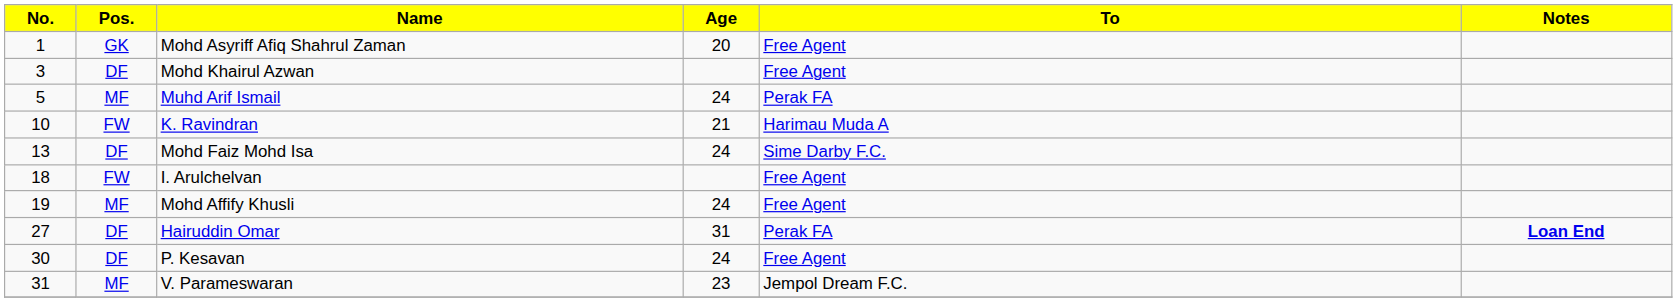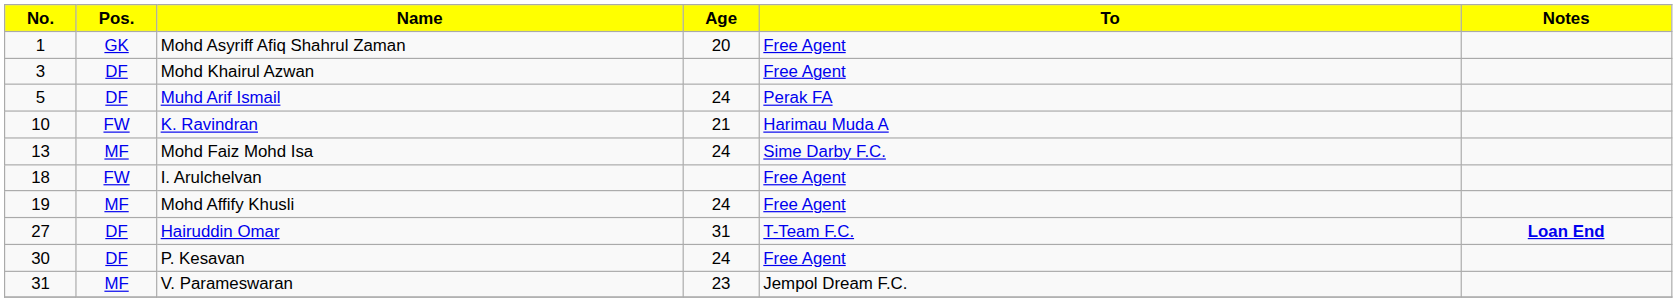(117, 98) MF -> (117, 98) DF
(117, 151) DF -> (117, 151) MF
(798, 231) Perak FA -> (809, 231) T-Team F.C.
